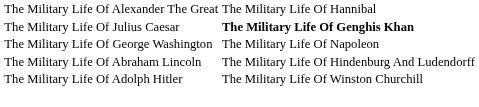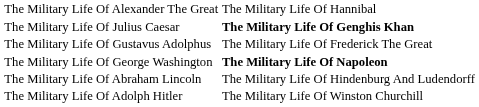+ row: (108, 44)
(301, 44) normal -> (305, 61) bold
